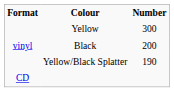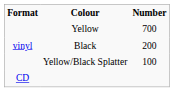(149, 29) 300 -> (149, 29) 700
(149, 62) 190 -> (149, 62) 100
